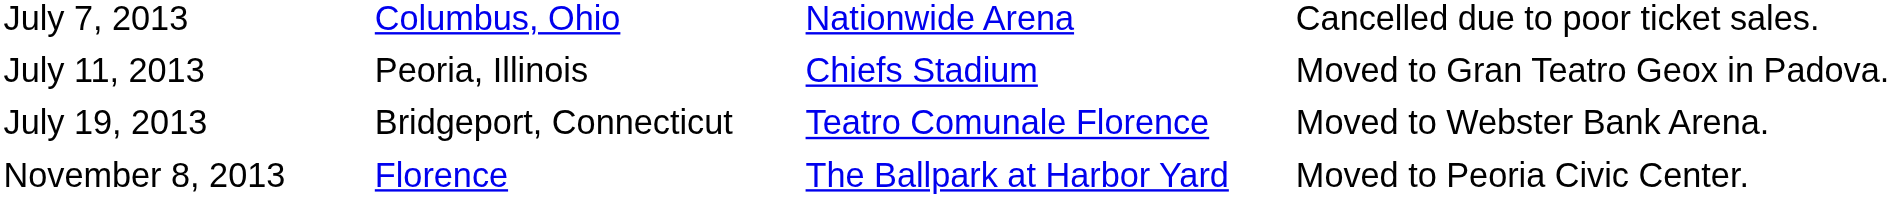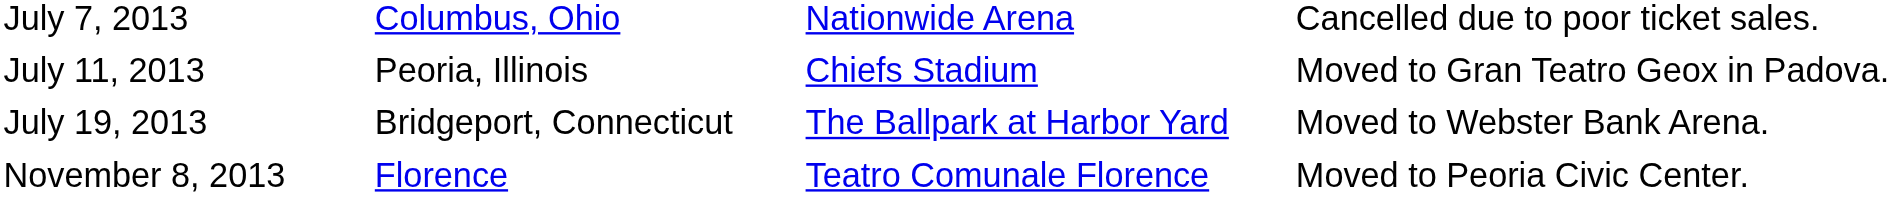(1007, 123) Teatro Comunale Florence -> (1017, 123) The Ballpark at Harbor Yard
(1017, 175) The Ballpark at Harbor Yard -> (1007, 175) Teatro Comunale Florence
